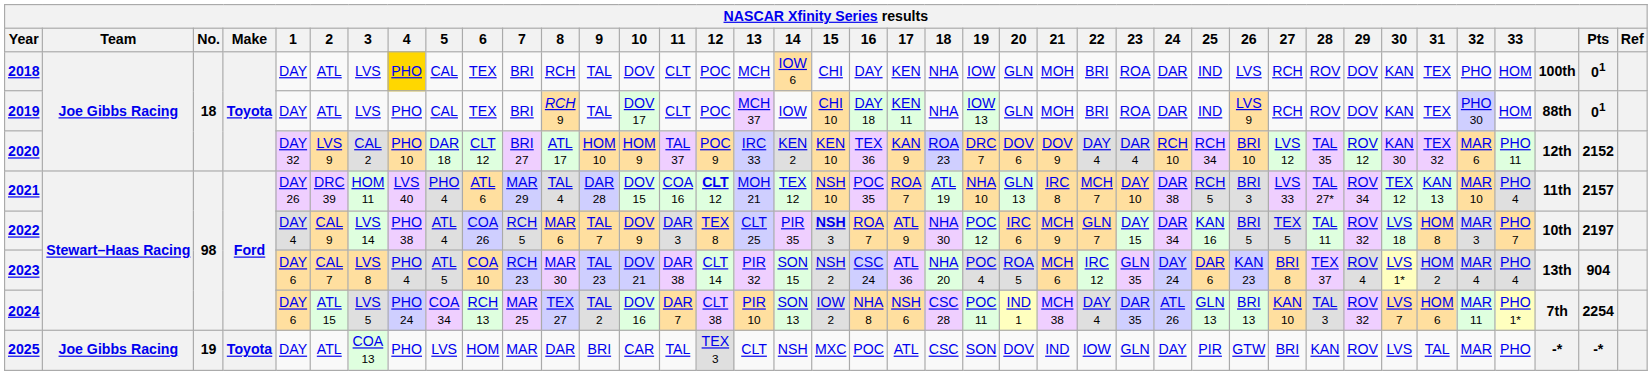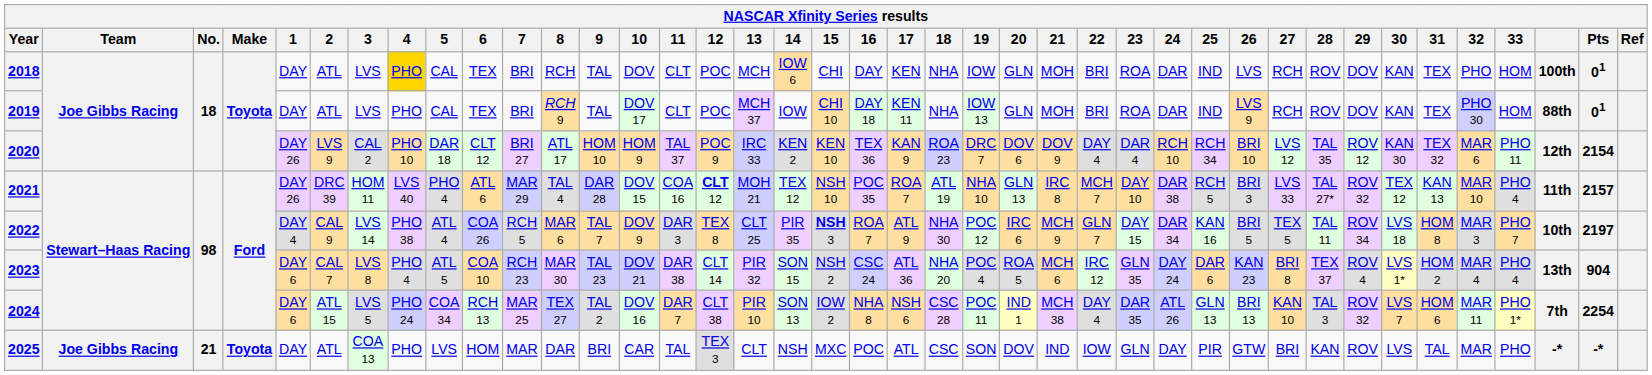(293, 150) DAY 32 -> (293, 150) DAY 26
(1598, 151) 2152 -> (1598, 151) 2154
(1363, 190) ROV 34 -> (1363, 190) ROV 32
(1363, 230) ROV 32 -> (1363, 230) ROV 34
(209, 350) 19 -> (209, 350) 21
